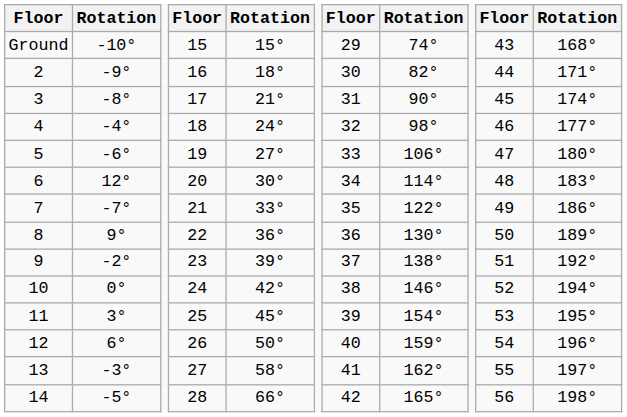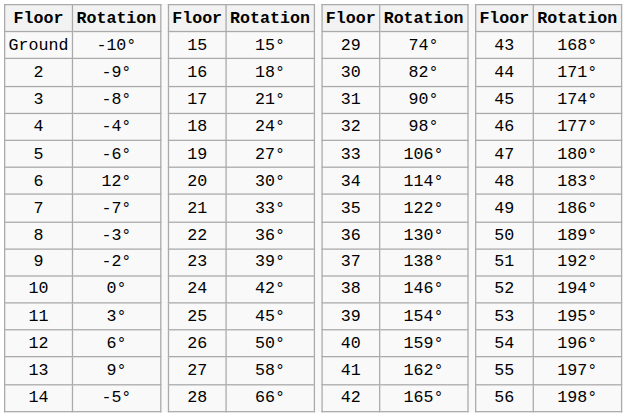(116, 235) 9° -> (116, 235) -3°
(116, 371) -3° -> (116, 371) 9°
